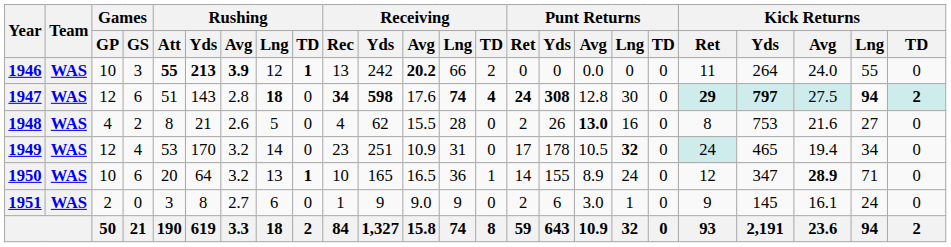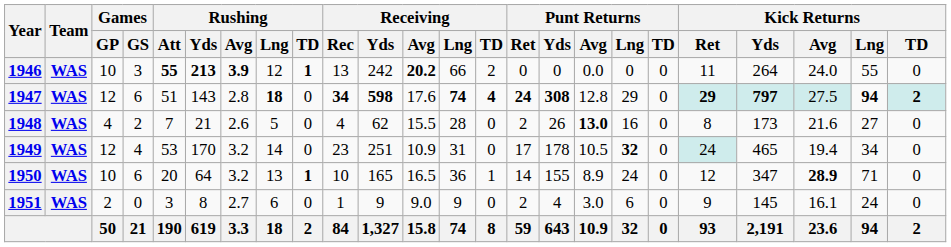(630, 96) 30 -> (630, 96) 29
(169, 123) 8 -> (169, 123) 7
(765, 123) 753 -> (765, 123) 173
(557, 202) 6 -> (557, 202) 4
(630, 202) 1 -> (630, 202) 6
